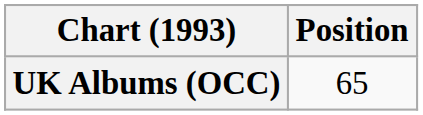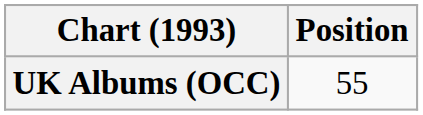(352, 82) 65 -> (352, 82) 55
